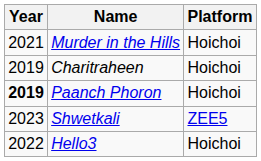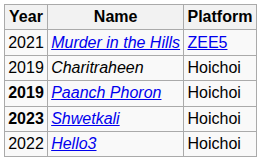(214, 42) Hoichoi -> (207, 42) ZEE5
(26, 118) normal -> (26, 118) bold
(207, 118) ZEE5 -> (214, 118) Hoichoi
